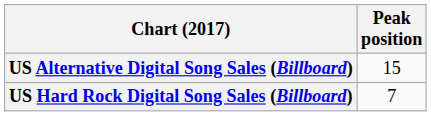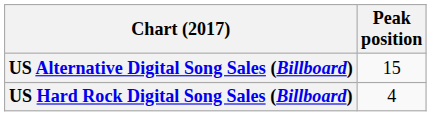(392, 96) 7 -> (392, 96) 4
